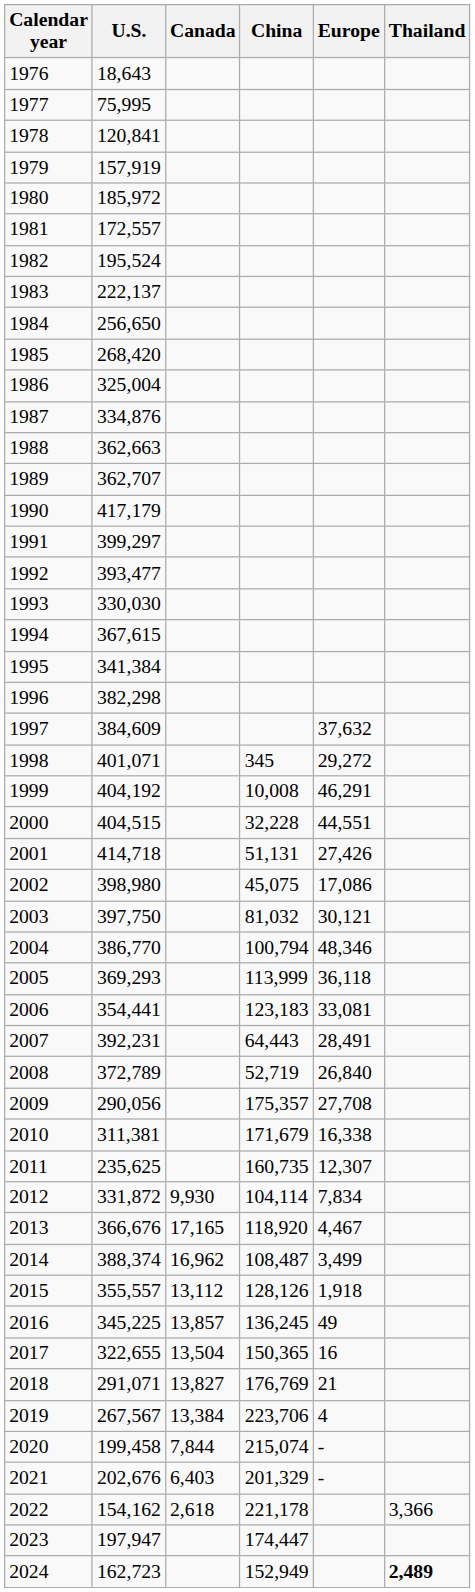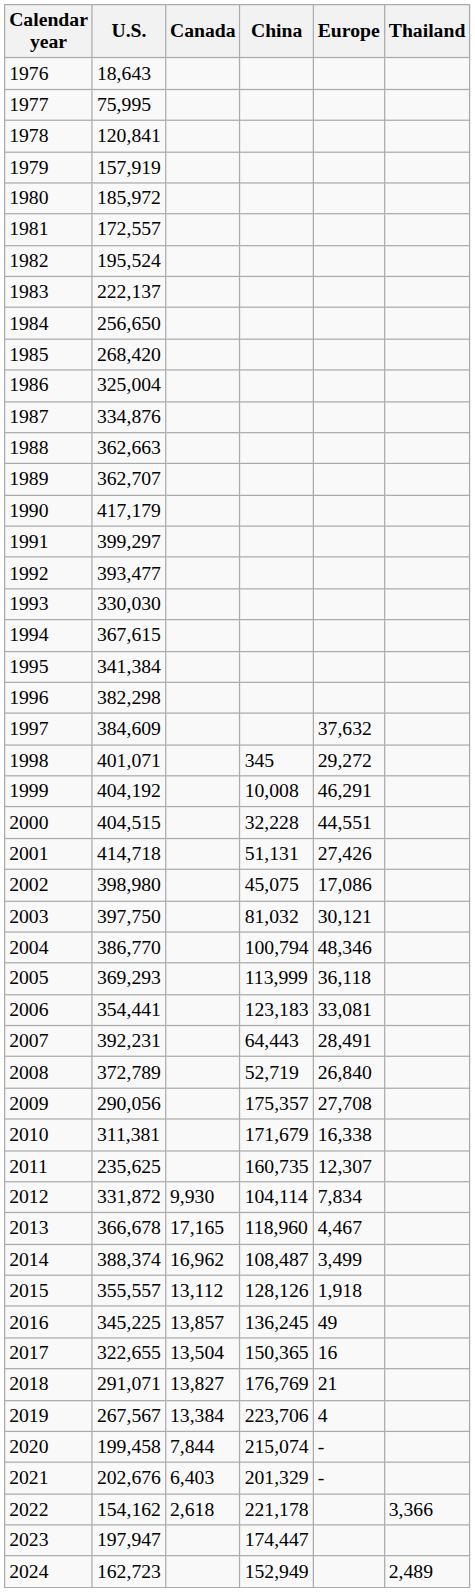(129, 1228) 366,676 -> (129, 1228) 366,678
(276, 1228) 118,920 -> (276, 1228) 118,960
(411, 1571) bold -> (411, 1571) normal
